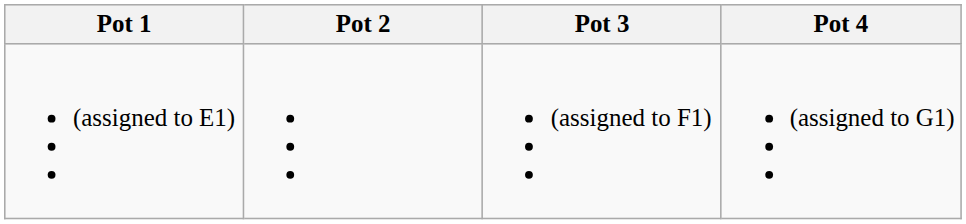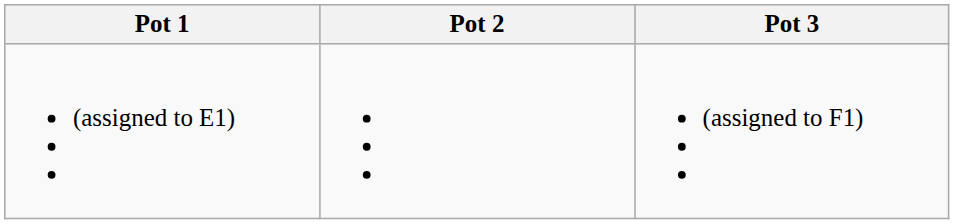- column: (841, 24)
